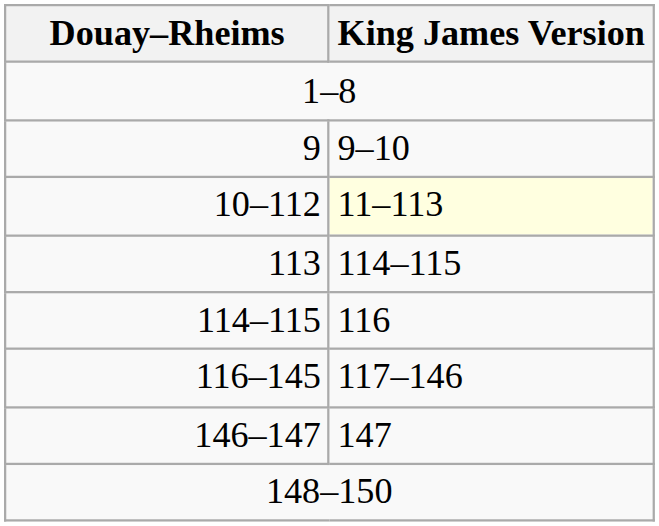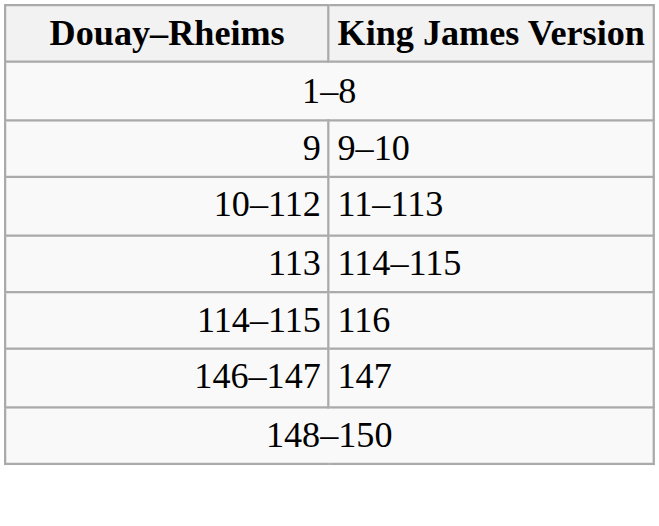(390, 205) lightyellow background -> (390, 205) no background
- row: (258, 377)
